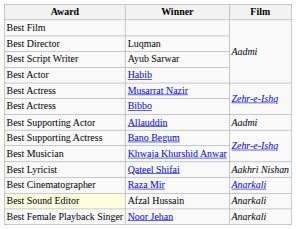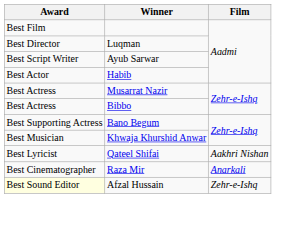- row: (148, 122)
(249, 201) Anarkali -> (234, 185) Zehr-e-Ishq
- row: (150, 216)
